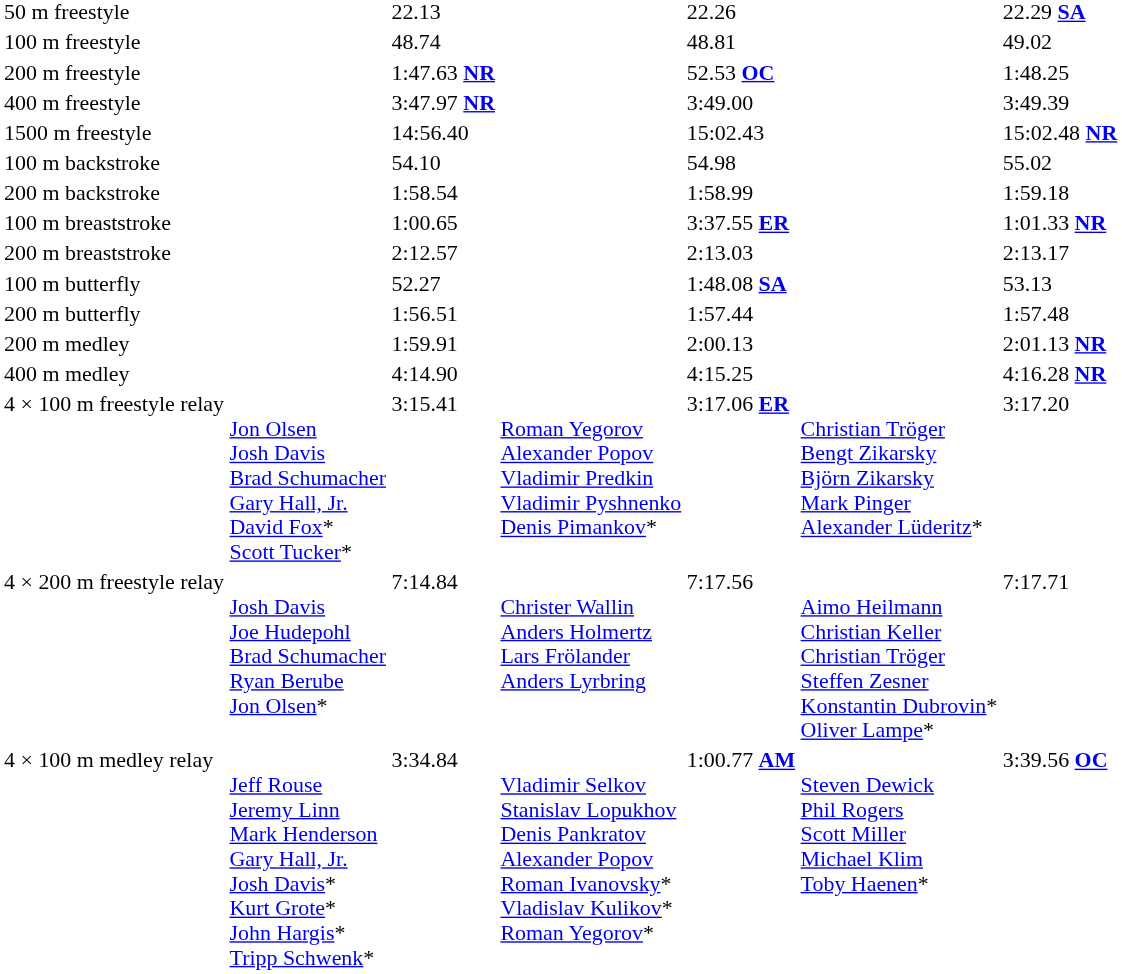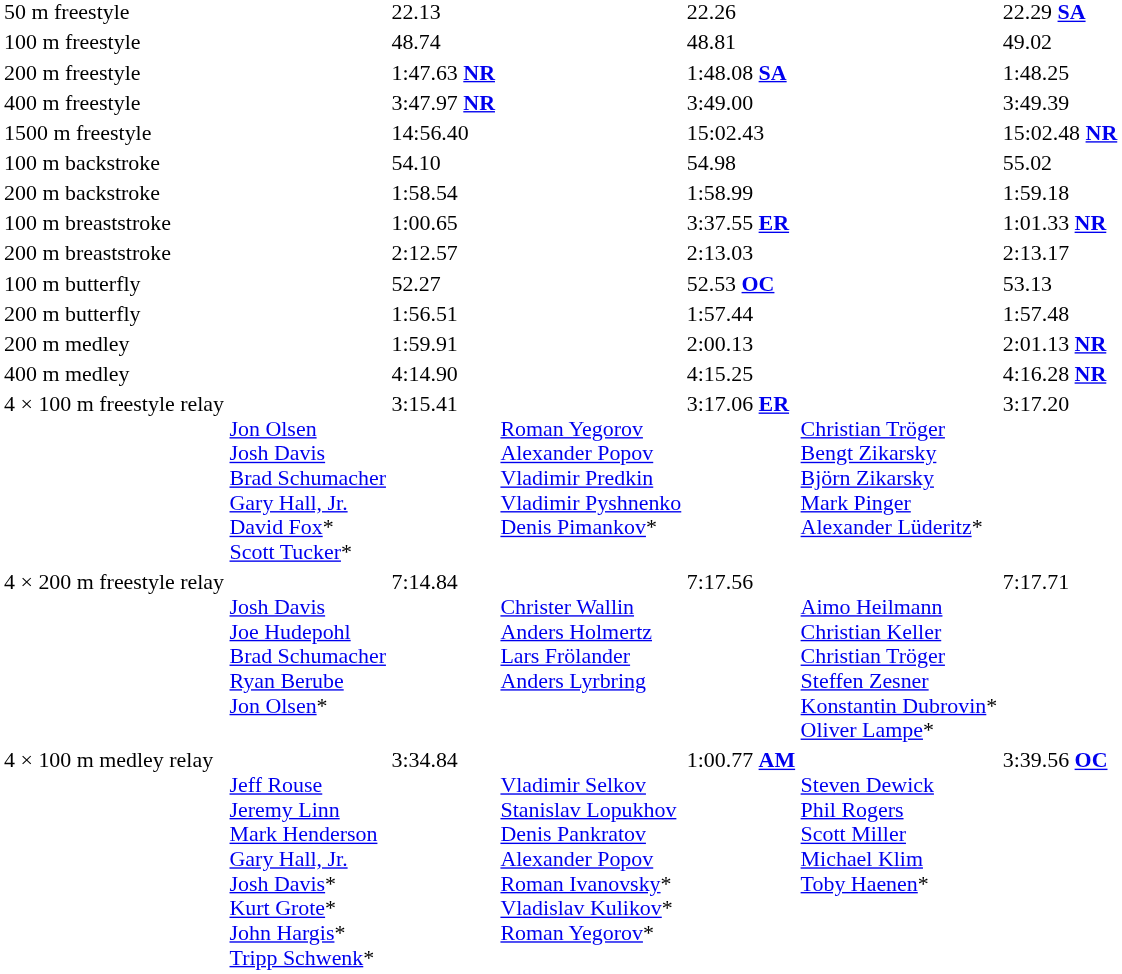(731, 72) 52.53 OC -> (737, 72) 1:48.08 SA
(737, 283) 1:48.08 SA -> (731, 283) 52.53 OC
